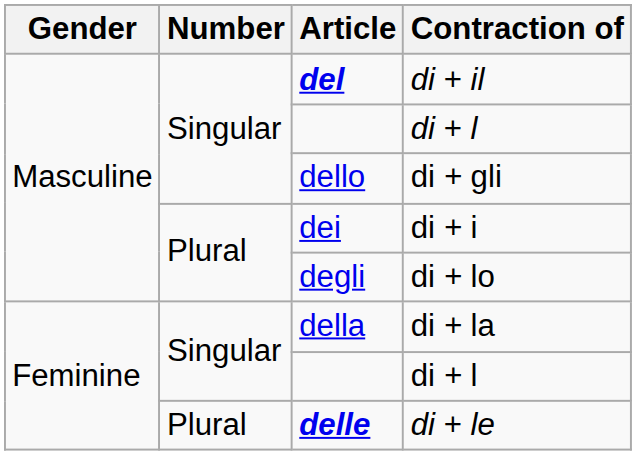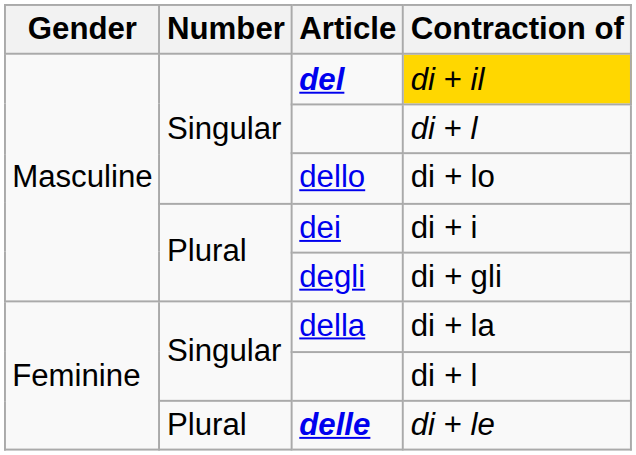(448, 78) no background -> (448, 78) gold background
(456, 177) di + gli -> (453, 177) di + lo
(453, 276) di + lo -> (456, 276) di + gli
